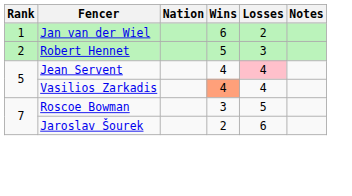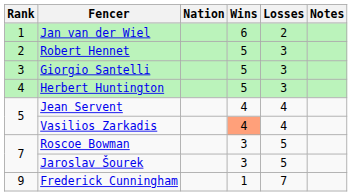+ row: (95, 70)
+ row: (102, 88)
(263, 70) pink background -> (284, 107) no background
(223, 126) 2 -> (244, 163) 3
(263, 126) 6 -> (284, 163) 5
+ row: (109, 182)
